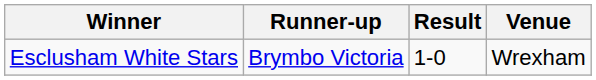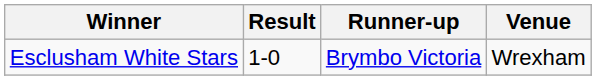columns swapped: (448, 22) <-> (326, 22)
